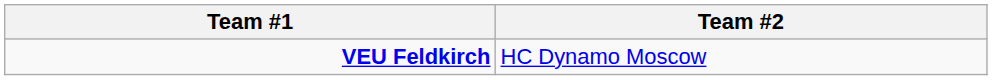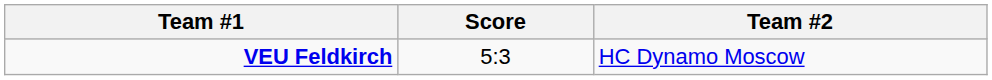+ column: (495, 21)
